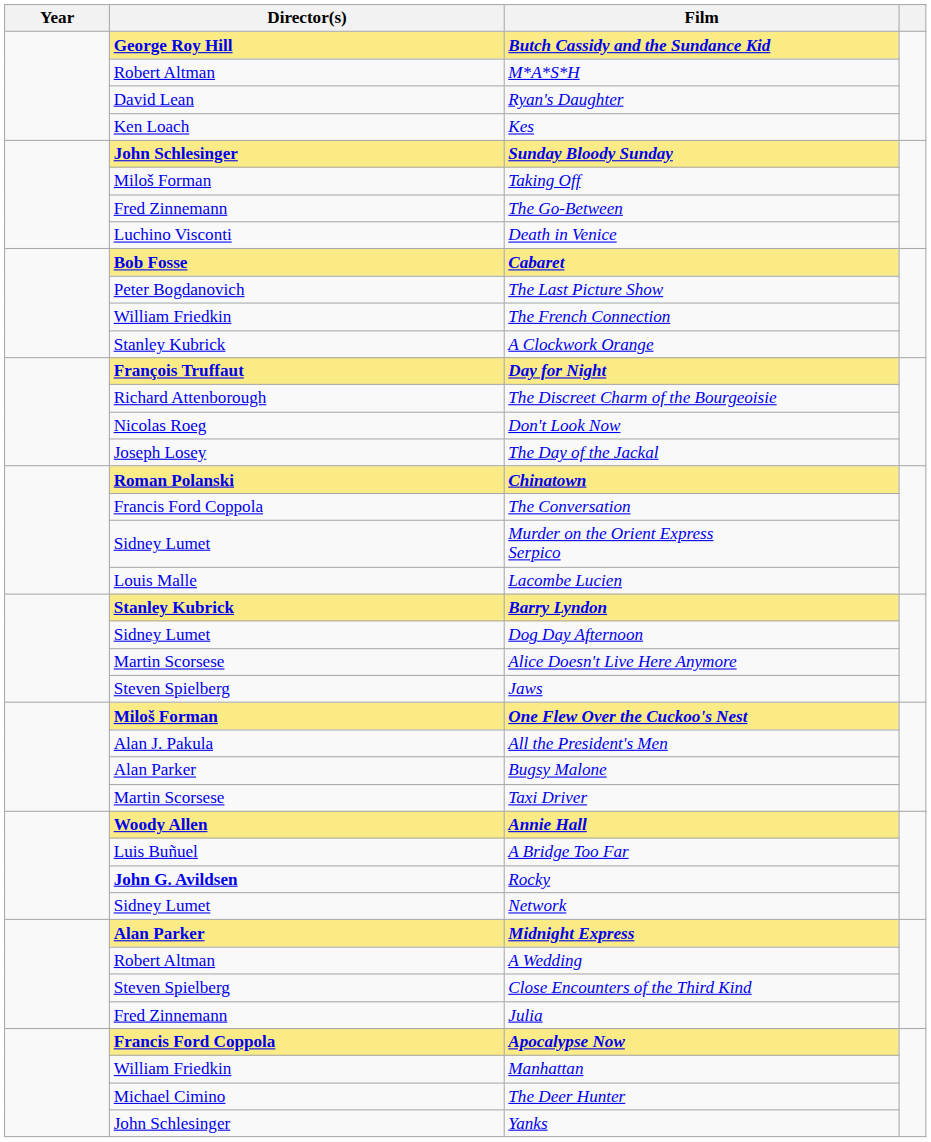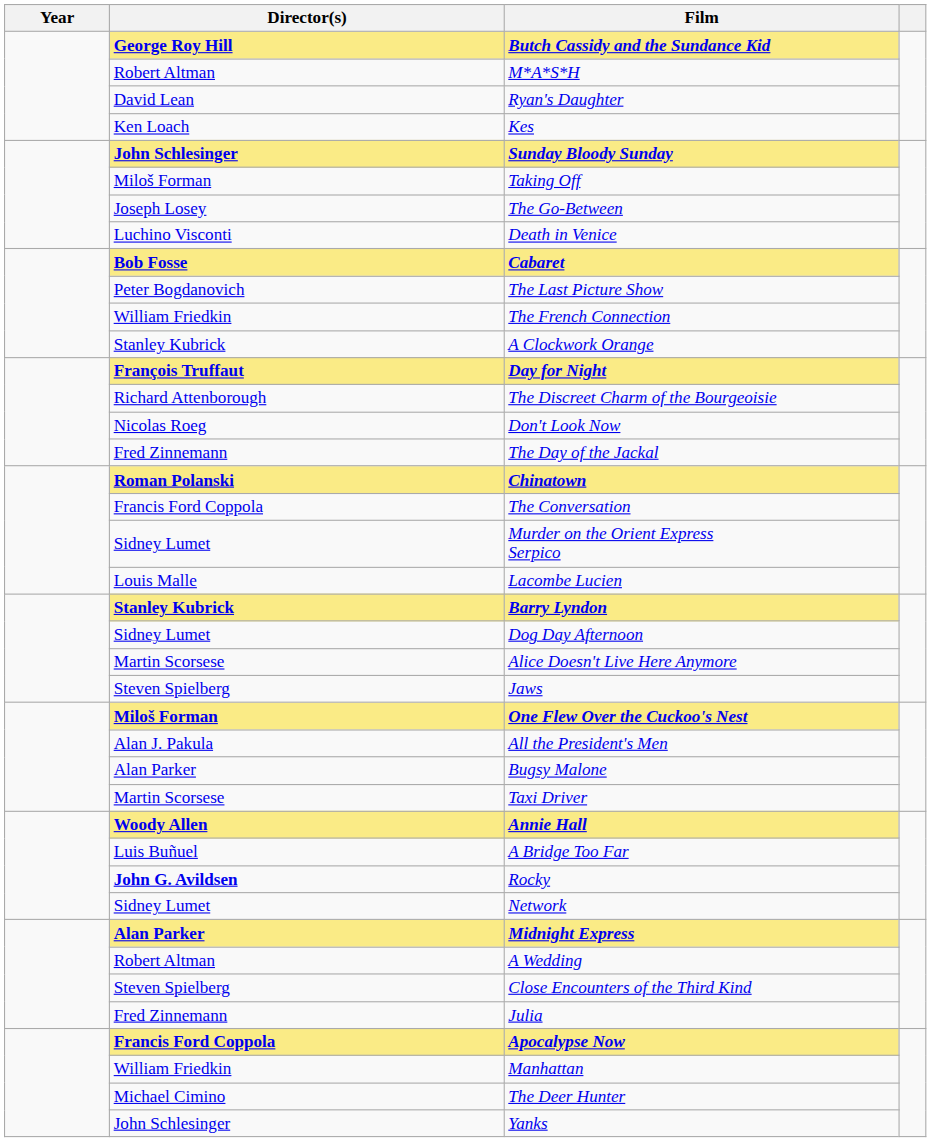(171, 208) Fred Zinnemann -> (160, 208) Joseph Losey
(160, 452) Joseph Losey -> (171, 452) Fred Zinnemann
